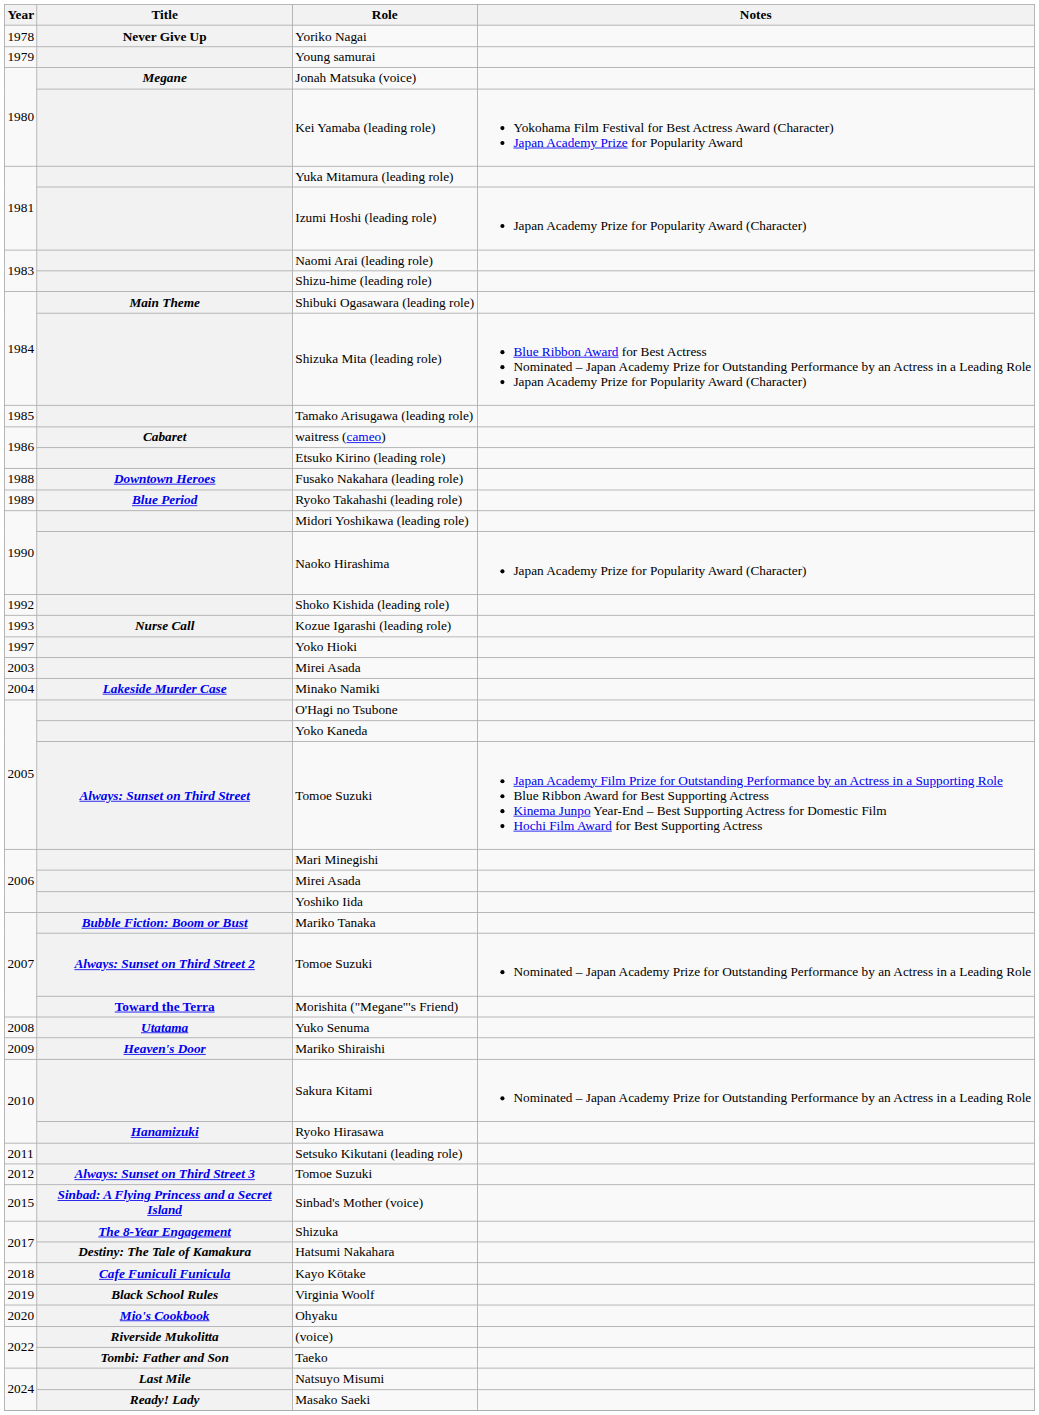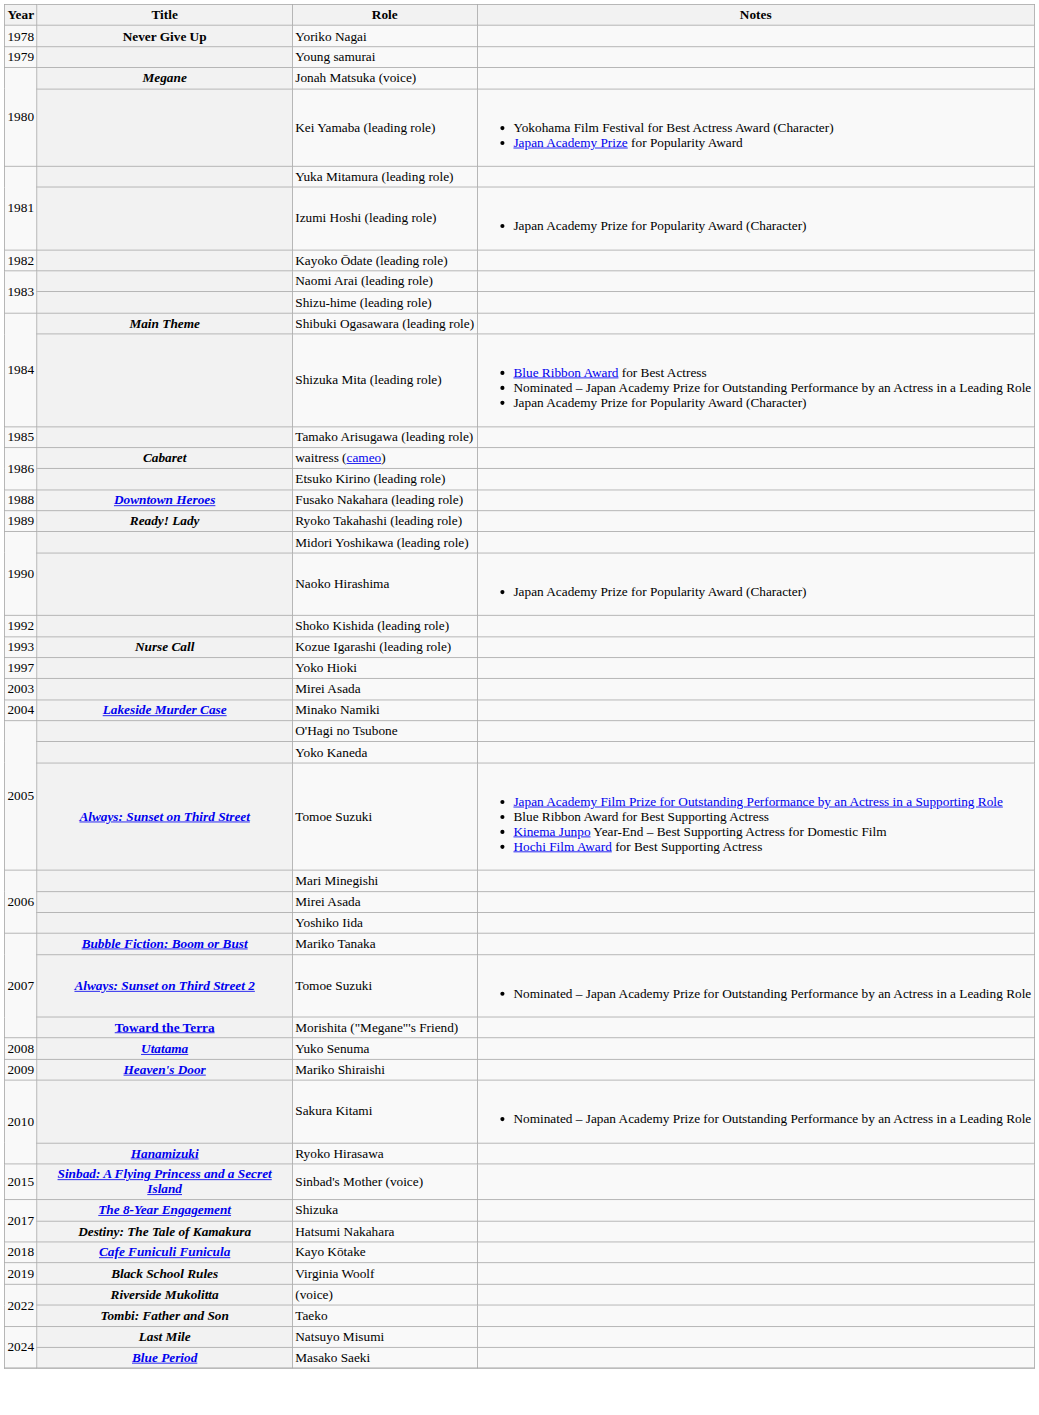+ row: (21, 260)
(165, 500) Blue Period -> (165, 521) Ready! Lady
- row: (21, 1153)
- row: (21, 1174)
- row: (21, 1315)
(165, 1399) Ready! Lady -> (165, 1357) Blue Period
